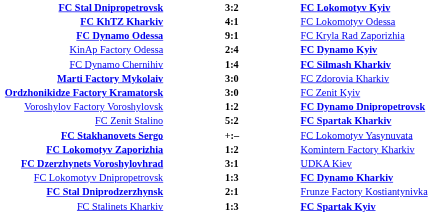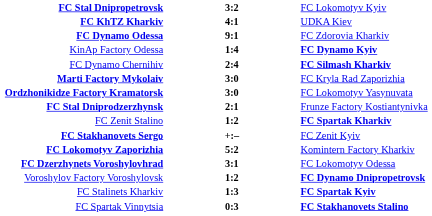(345, 7) bold -> (343, 7) normal
(348, 21) FC Lokomotyv Odessa -> (326, 21) UDKA Kiev
(353, 36) FC Kryla Rad Zaporizhia -> (345, 36) FC Zdorovia Kharkiv
(232, 50) 2:4 -> (232, 50) 1:4
(232, 64) 1:4 -> (232, 64) 2:4
(345, 78) FC Zdorovia Kharkiv -> (353, 78) FC Kryla Rad Zaporizhia
(330, 92) FC Zenit Kyiv -> (357, 92) FC Lokomotyv Yasynuvata
rows swapped: (94, 107) <-> (105, 192)
(232, 121) 5:2 -> (232, 121) 1:2
(357, 135) FC Lokomotyv Yasynuvata -> (330, 135) FC Zenit Kyiv
(232, 149) 1:2 -> (232, 149) 5:2
(326, 163) UDKA Kiev -> (348, 163) FC Lokomotyv Odessa
- row: (99, 178)
+ row: (119, 206)
